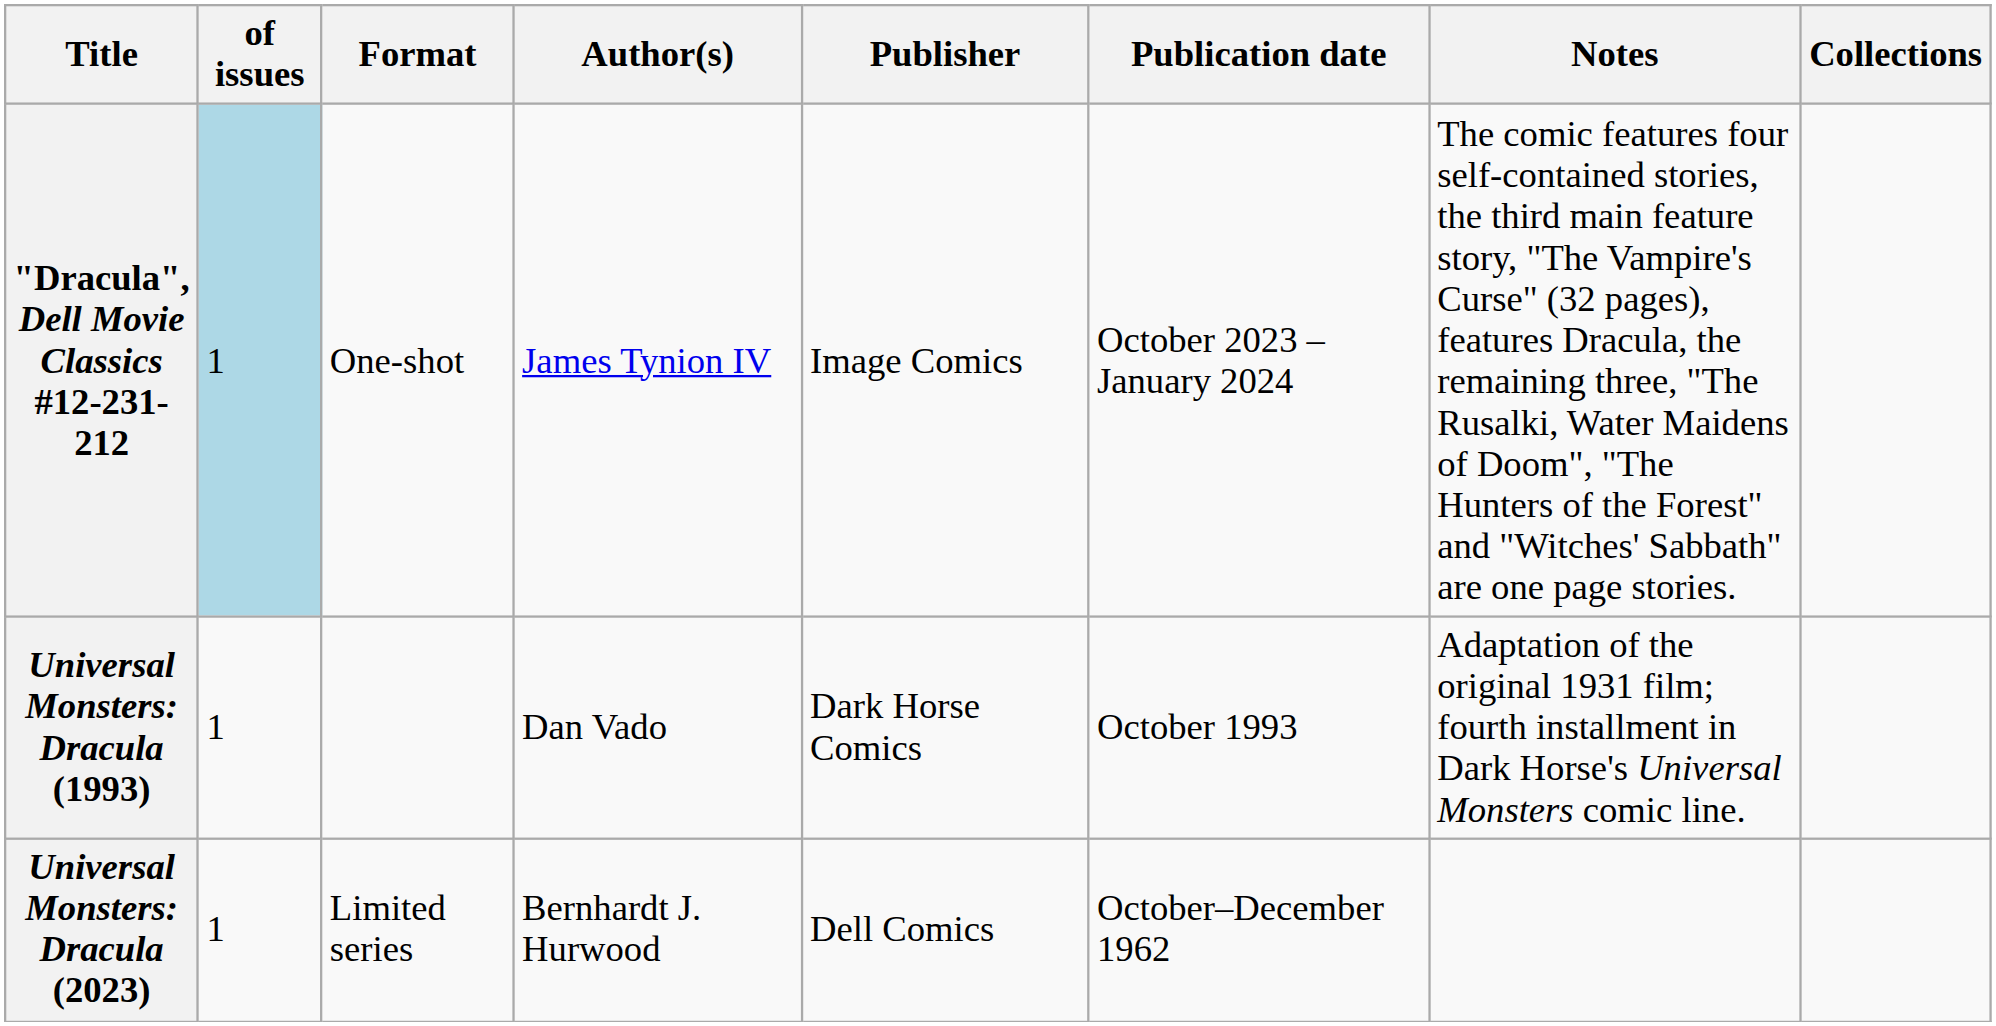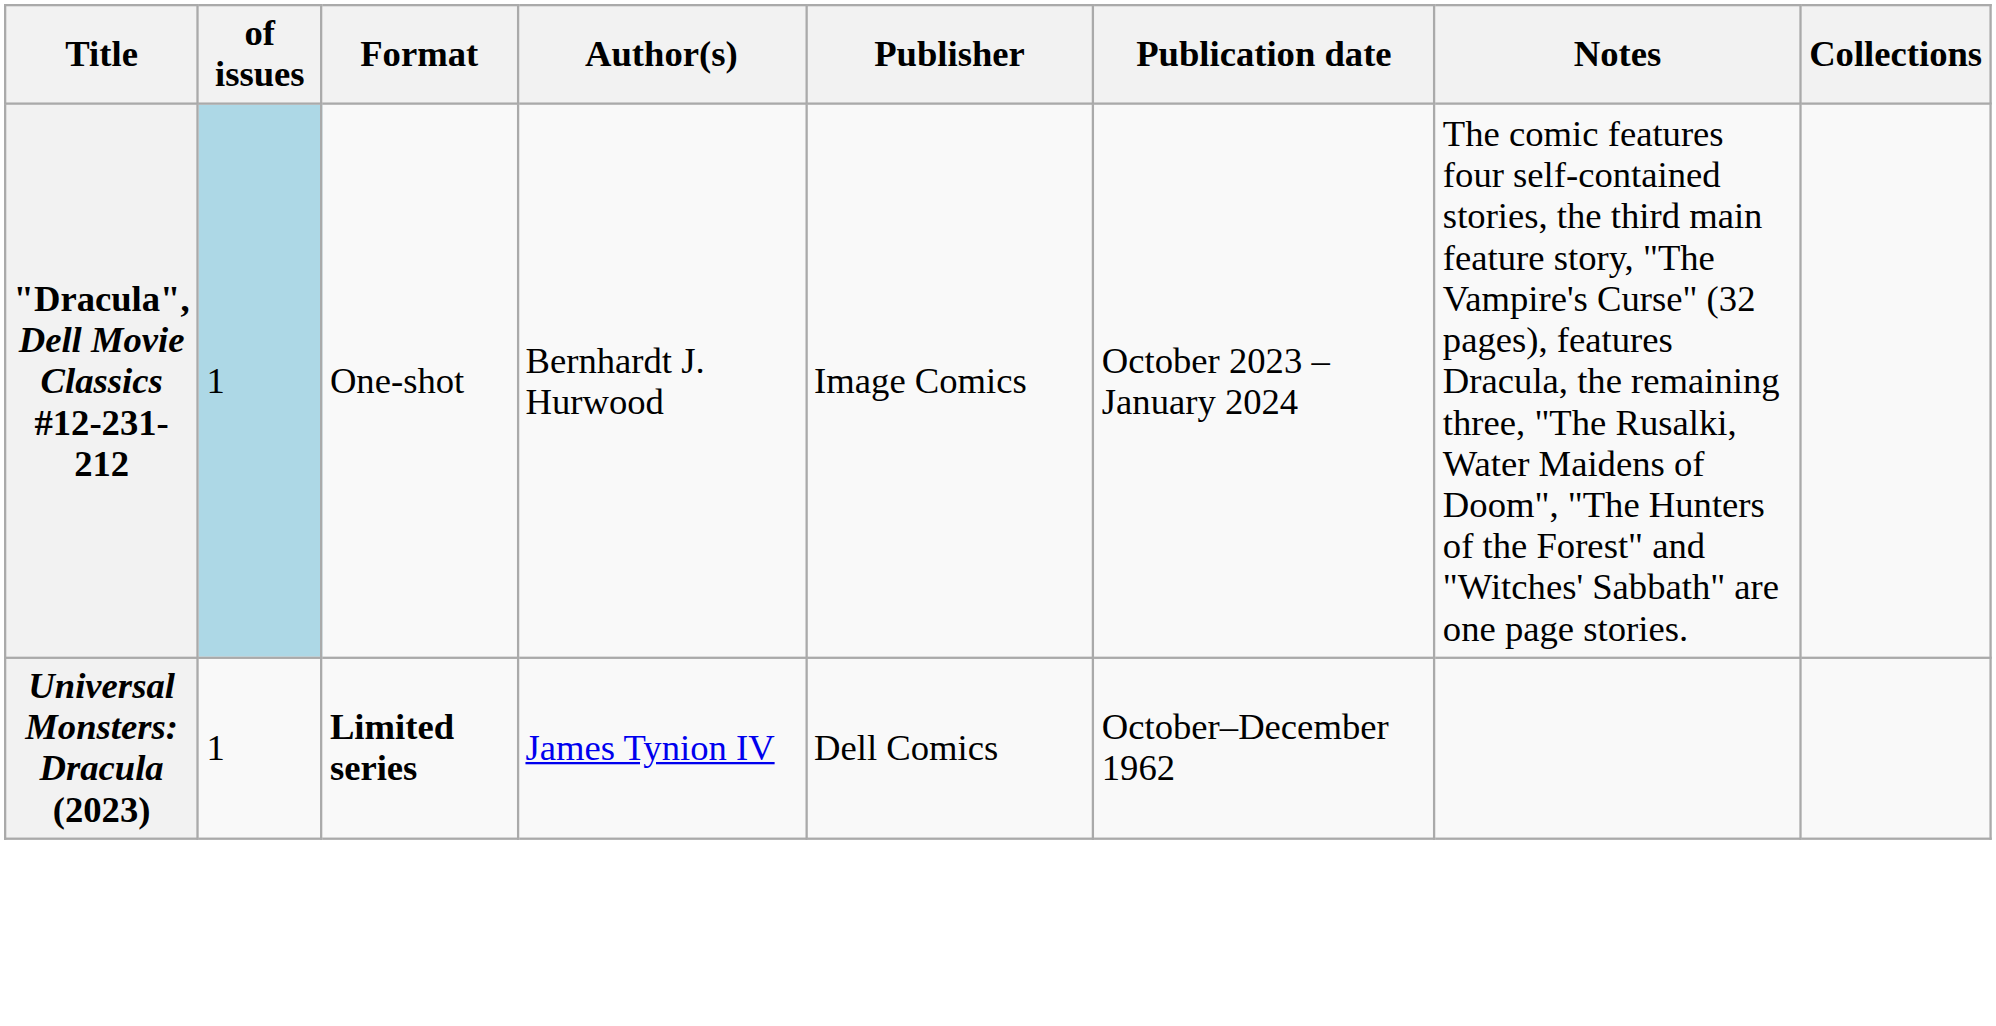(647, 359) James Tynion IV -> (615, 380) Bernhardt J. Hurwood
- row: (102, 726)
(388, 929) normal -> (392, 747) bold
(612, 929) Bernhardt J. Hurwood -> (650, 747) James Tynion IV
